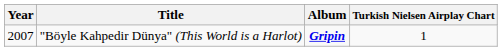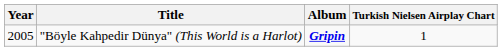(21, 35) 2007 -> (21, 35) 2005
